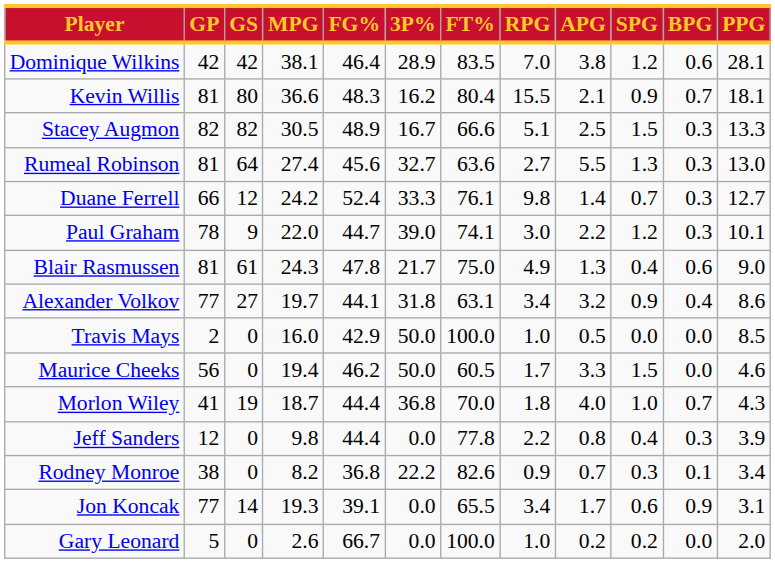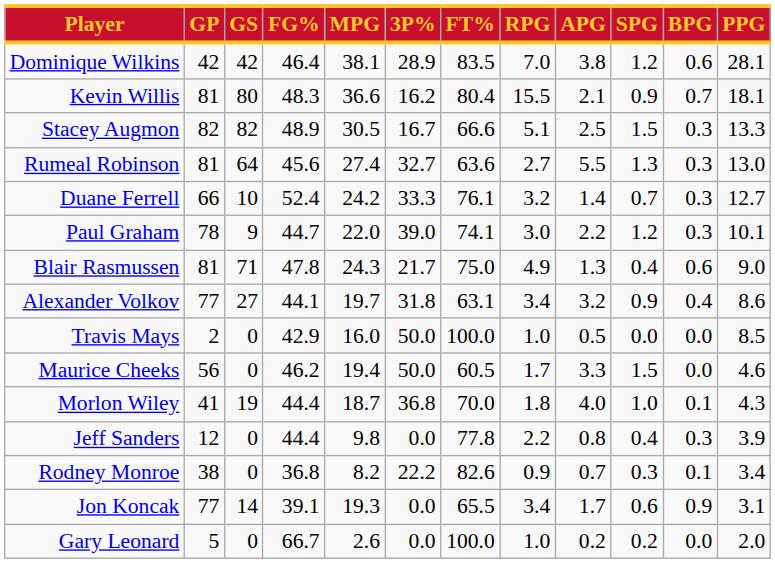columns swapped: (293, 24) <-> (354, 24)
(247, 198) 12 -> (247, 198) 10
(537, 198) 9.8 -> (537, 198) 3.2
(247, 266) 61 -> (247, 266) 71
(699, 403) 0.7 -> (699, 403) 0.1
